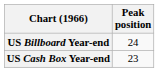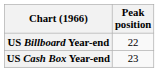(133, 42) 24 -> (133, 42) 22
